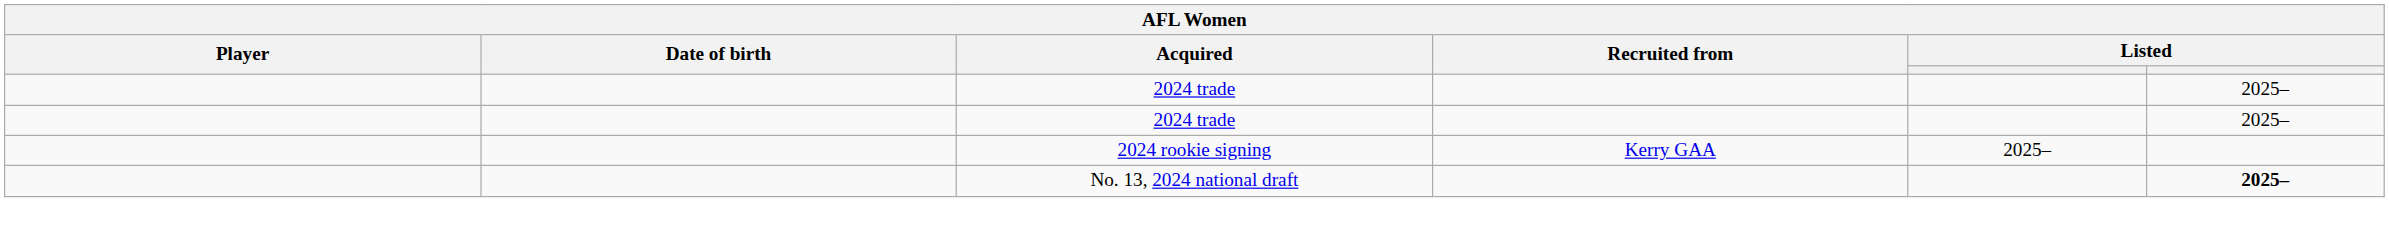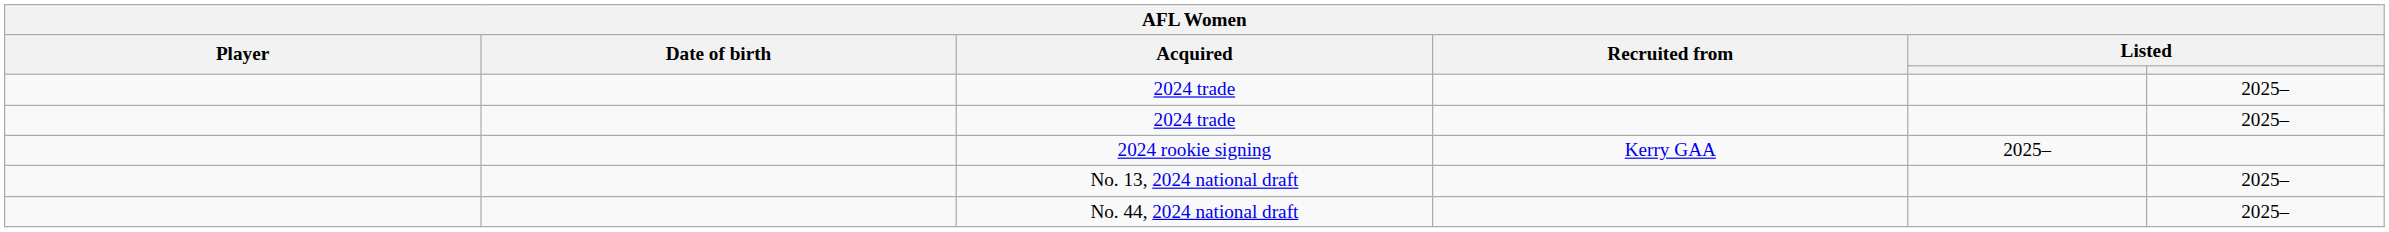(2265, 180) bold -> (2265, 180) normal
+ row: (1194, 211)
